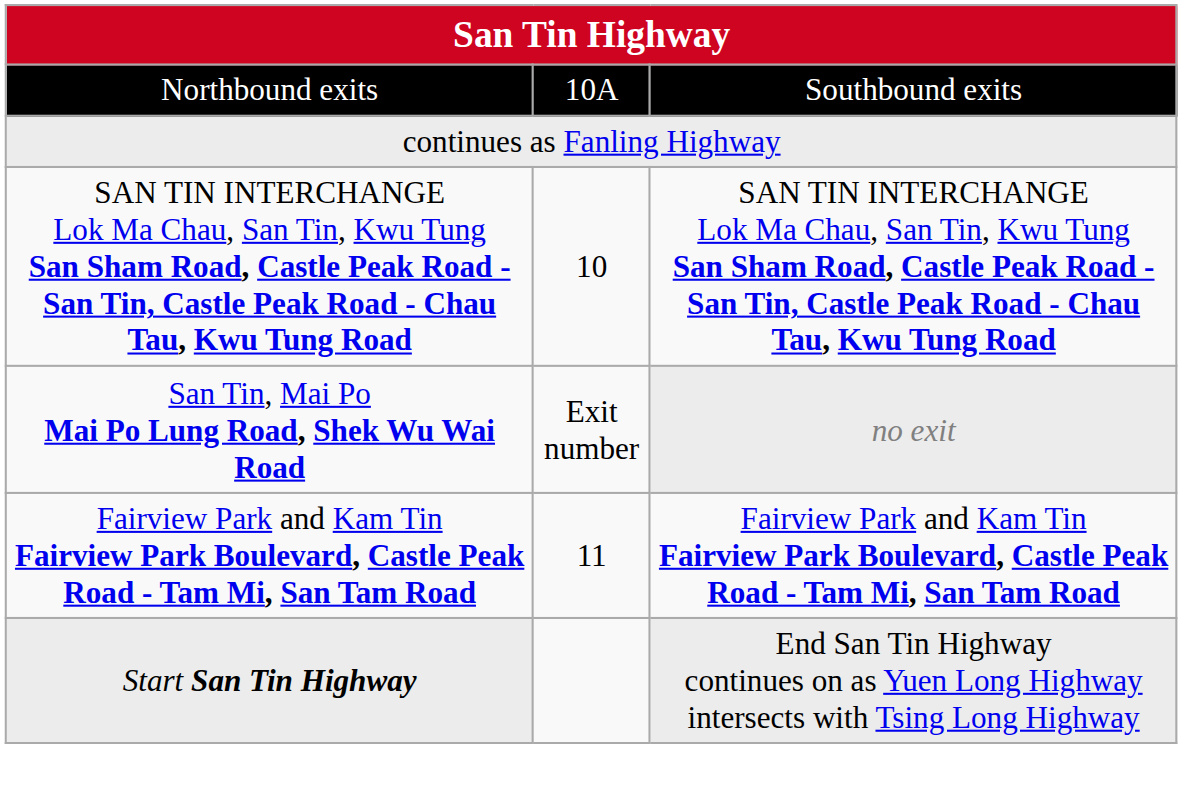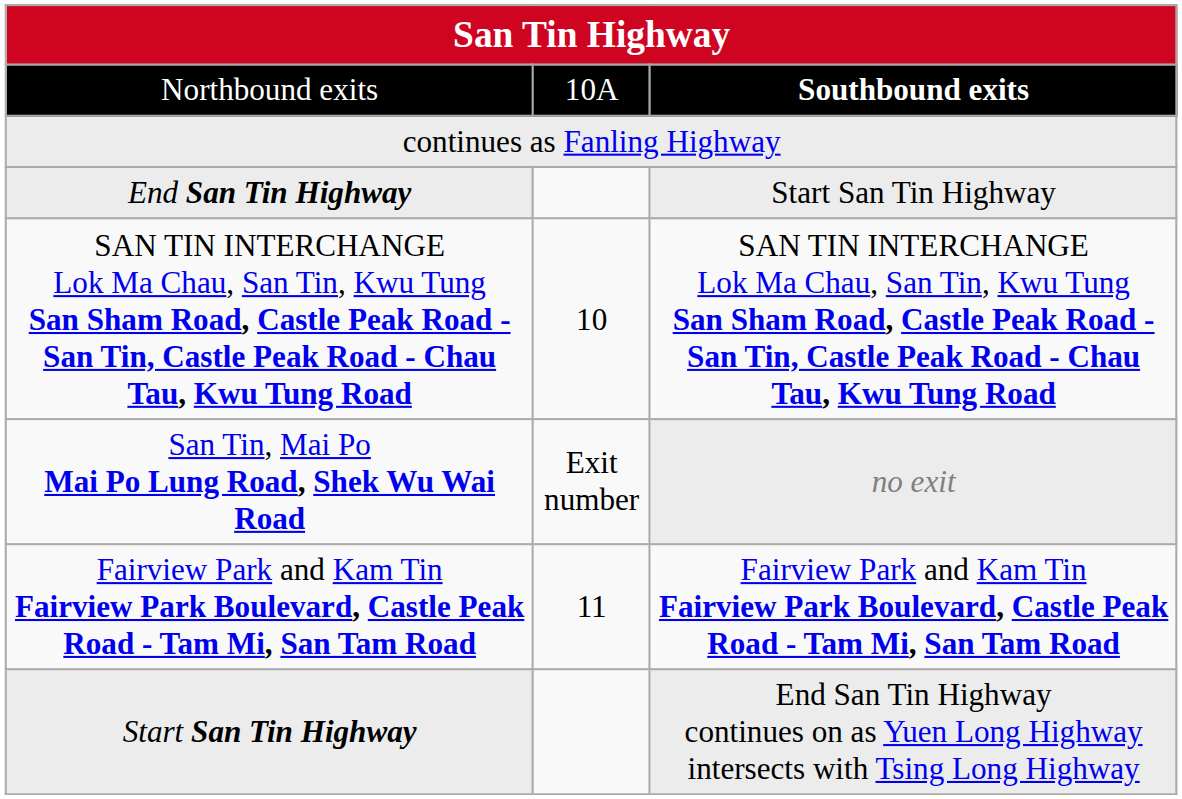(914, 90) normal -> (914, 90) bold
+ row: (270, 193)
